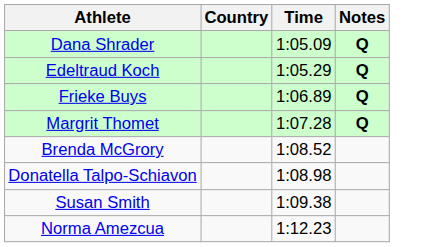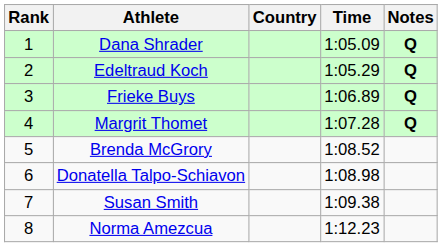+ column: (29, 17)
